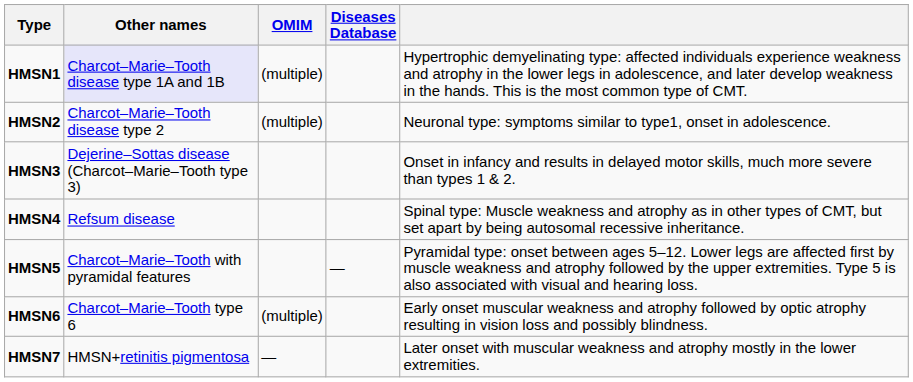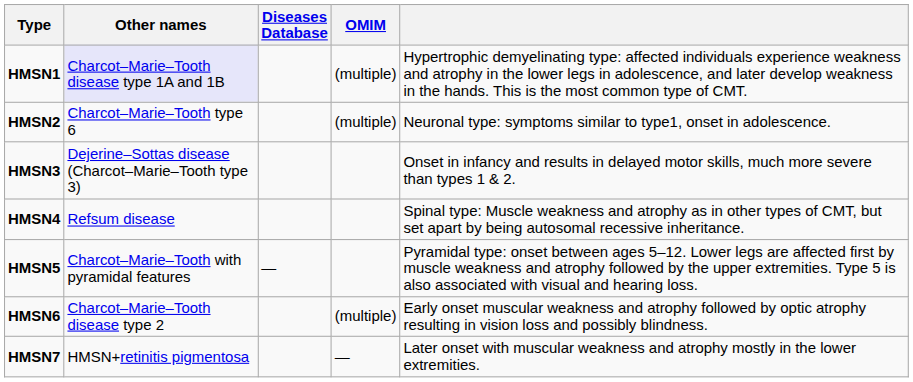columns swapped: (363, 25) <-> (292, 25)
(139, 122) Charcot–Marie–Tooth disease type 2 -> (155, 122) Charcot–Marie–Tooth type 6
(155, 317) Charcot–Marie–Tooth type 6 -> (139, 317) Charcot–Marie–Tooth disease type 2
